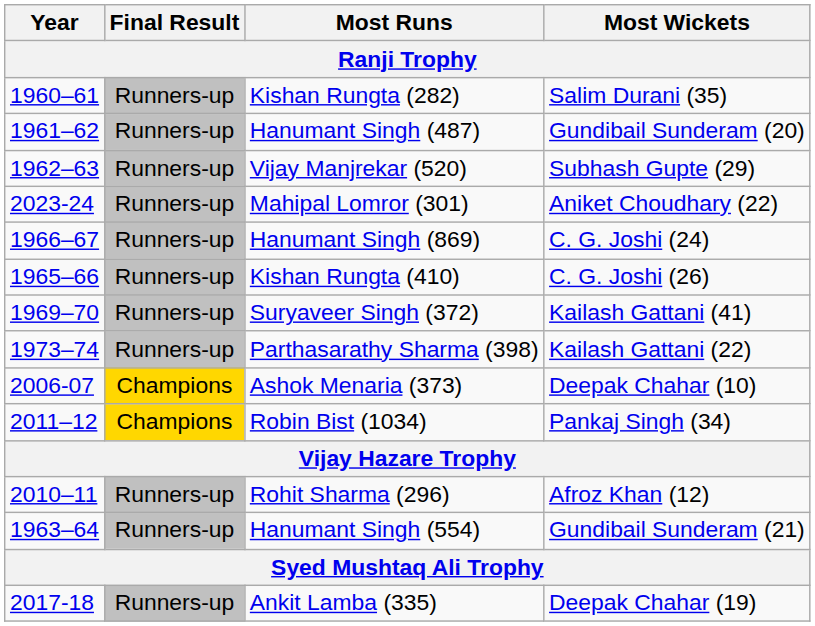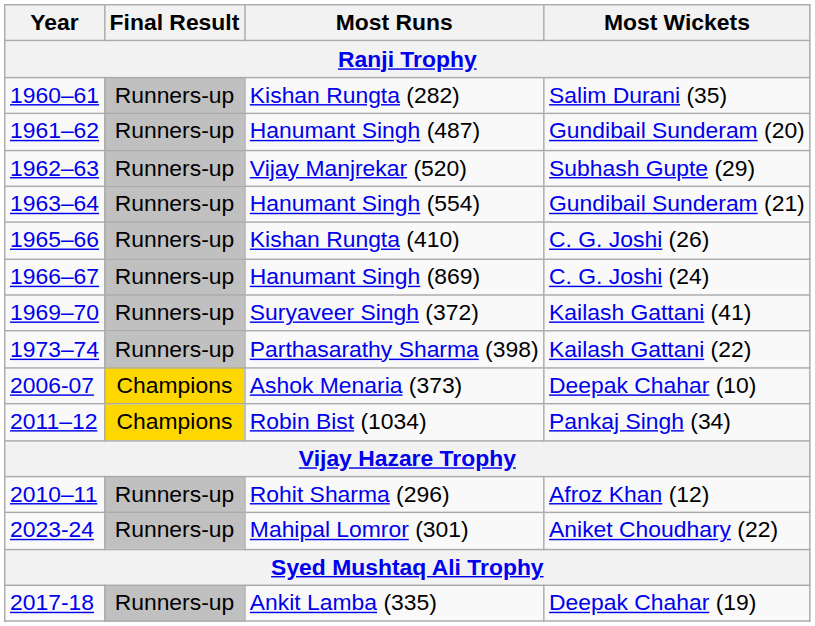rows swapped: (365, 530) <-> (359, 204)
rows swapped: (355, 276) <-> (365, 240)
